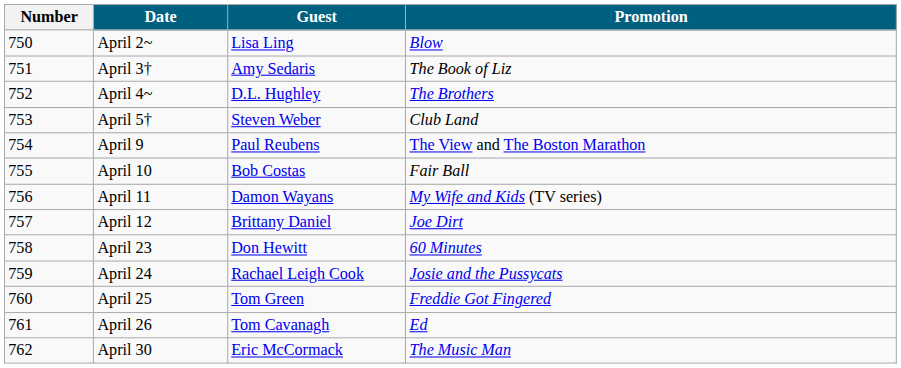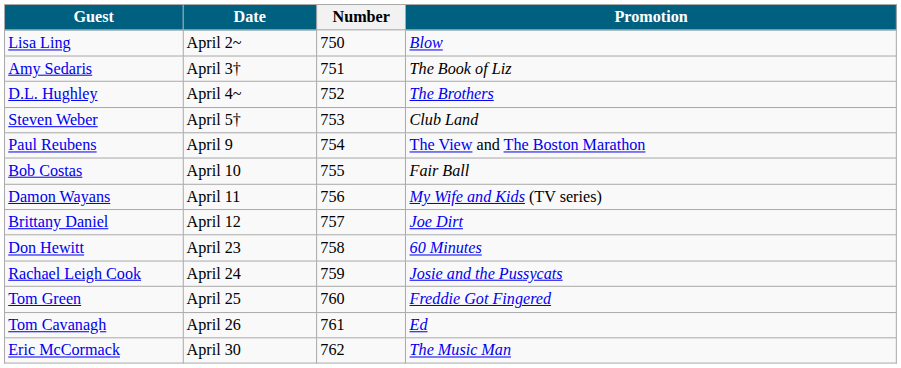columns swapped: (49, 17) <-> (317, 17)
